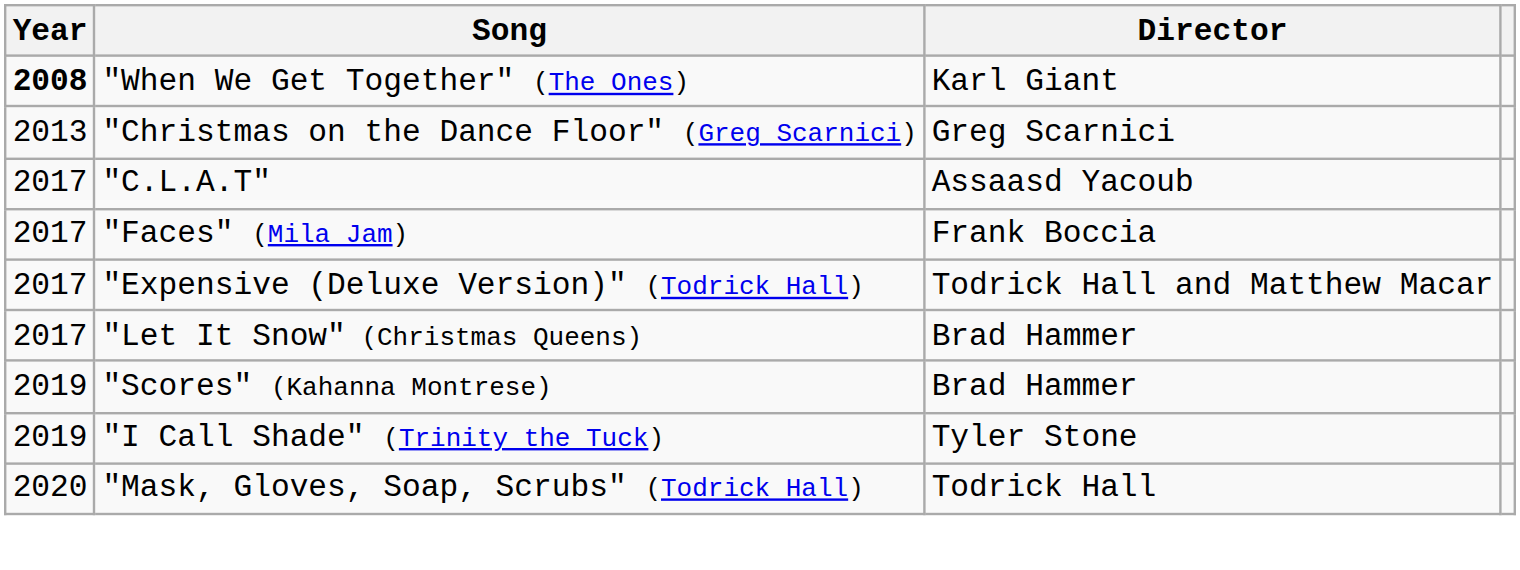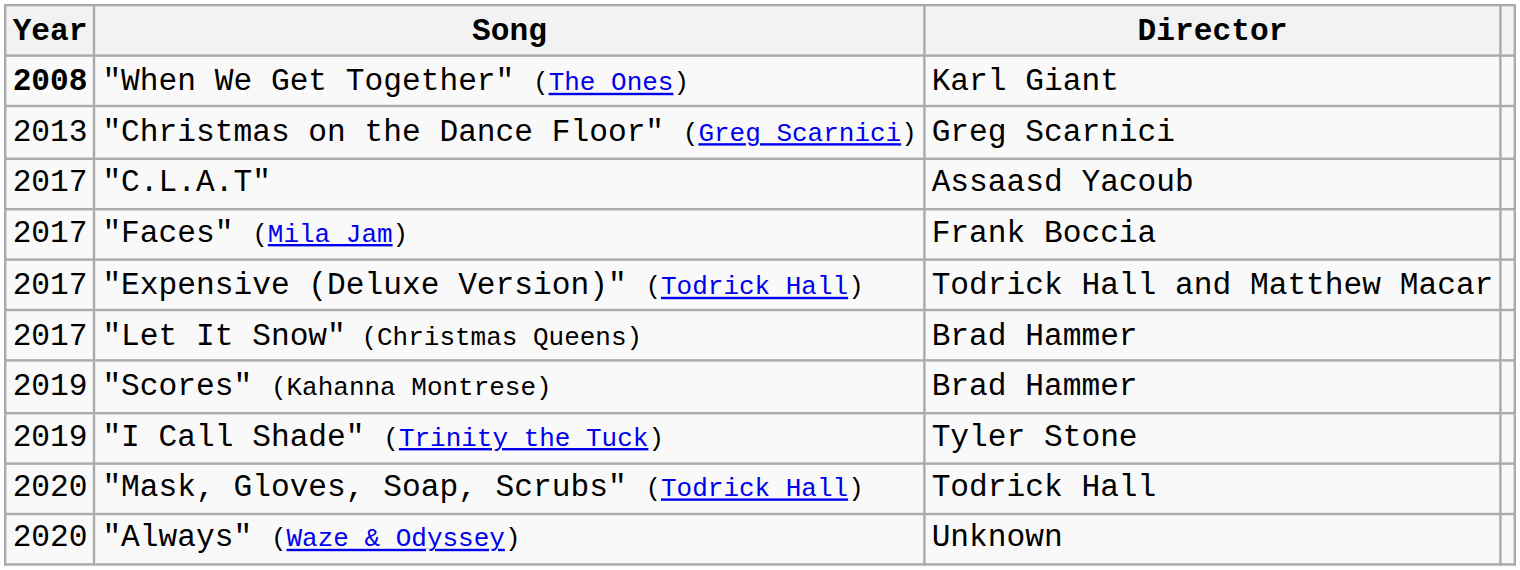+ row: (311, 539)
